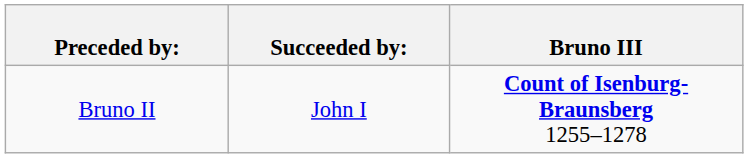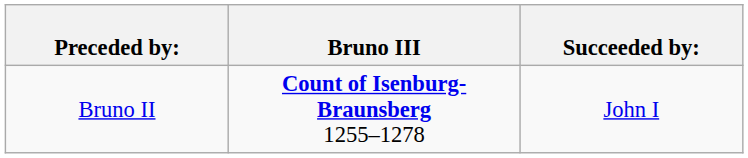columns swapped: (596, 47) <-> (339, 47)
